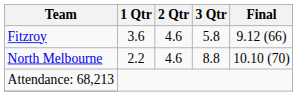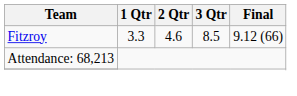(136, 36) 3.6 -> (136, 36) 3.3
(211, 36) 5.8 -> (211, 36) 8.5
- row: (55, 58)
